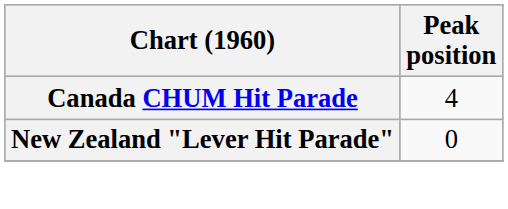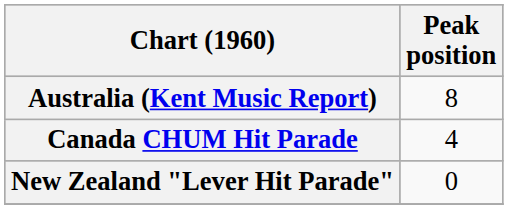+ row: (202, 97)
